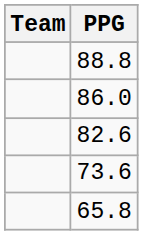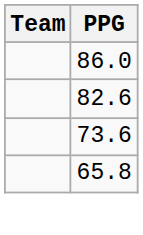- row: (104, 61)
